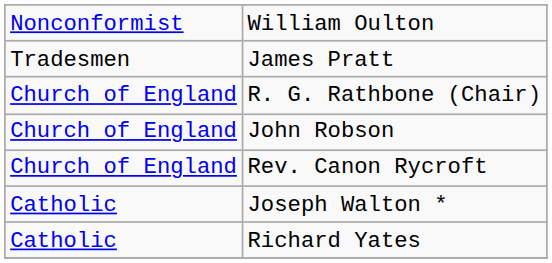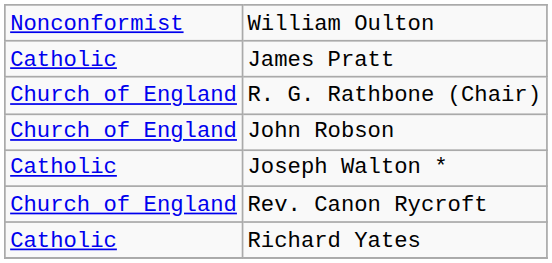(70, 59) Tradesmen -> (64, 59) Catholic
rows swapped: (368, 168) <-> (348, 204)
